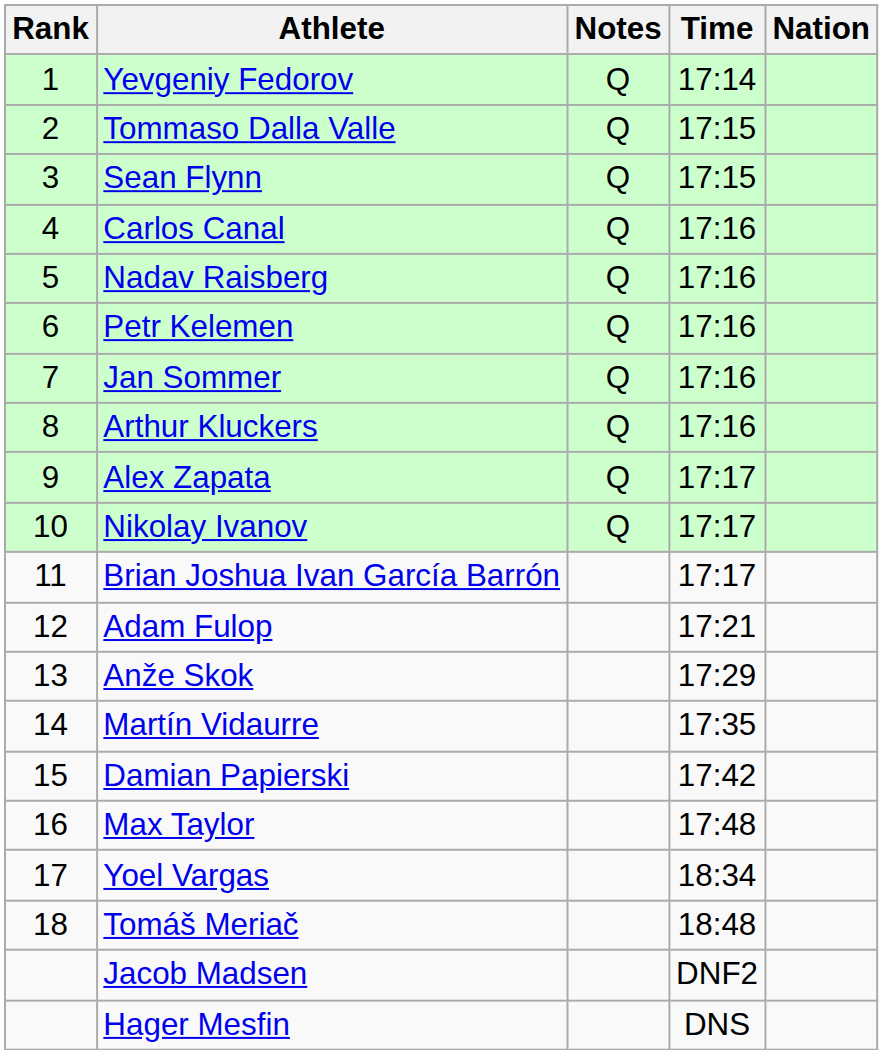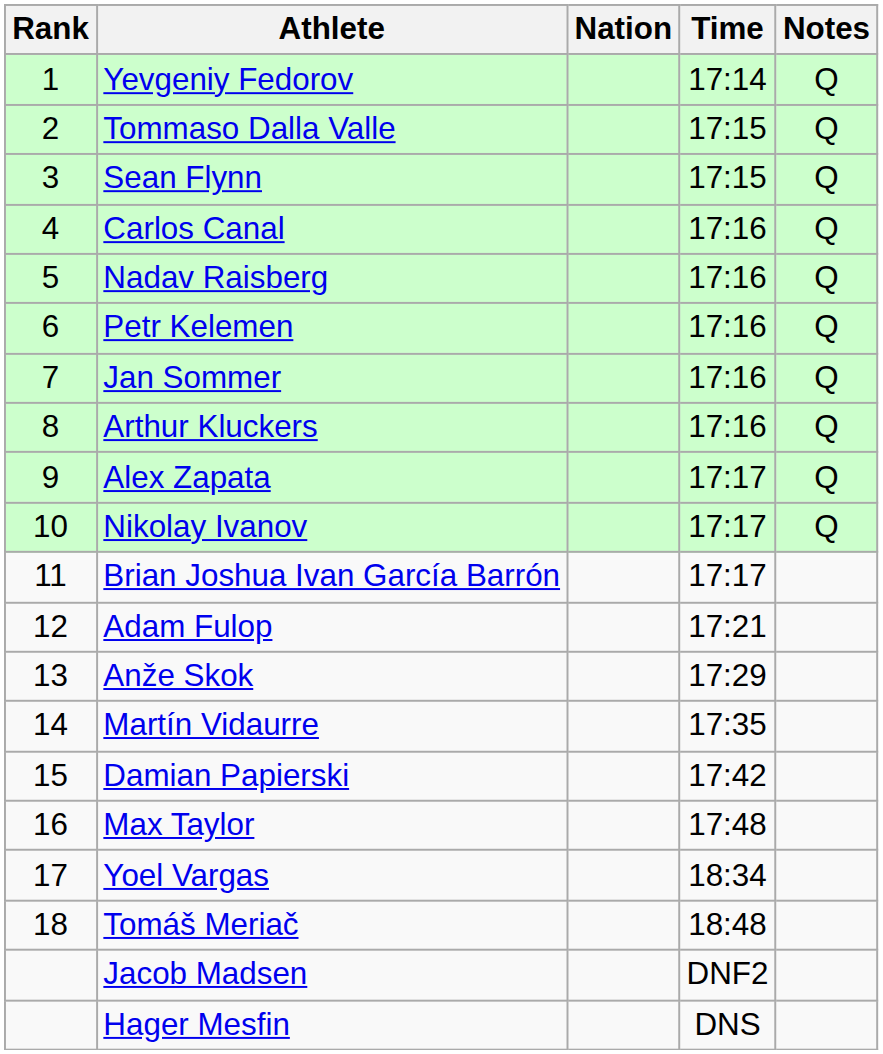columns swapped: (821, 29) <-> (618, 29)
